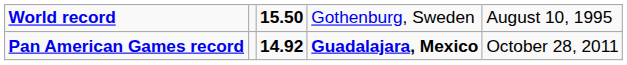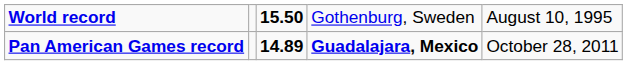(282, 45) 14.92 -> (282, 45) 14.89
